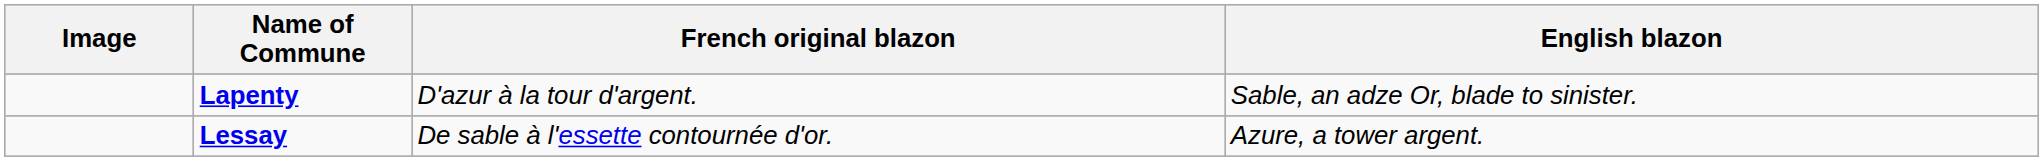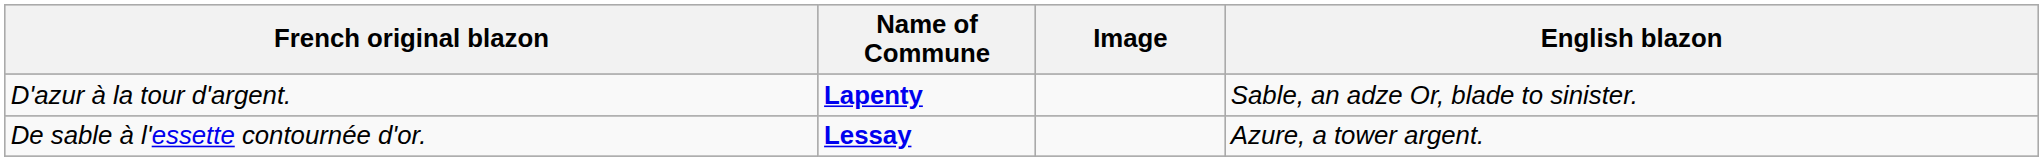columns swapped: (99, 39) <-> (818, 39)
